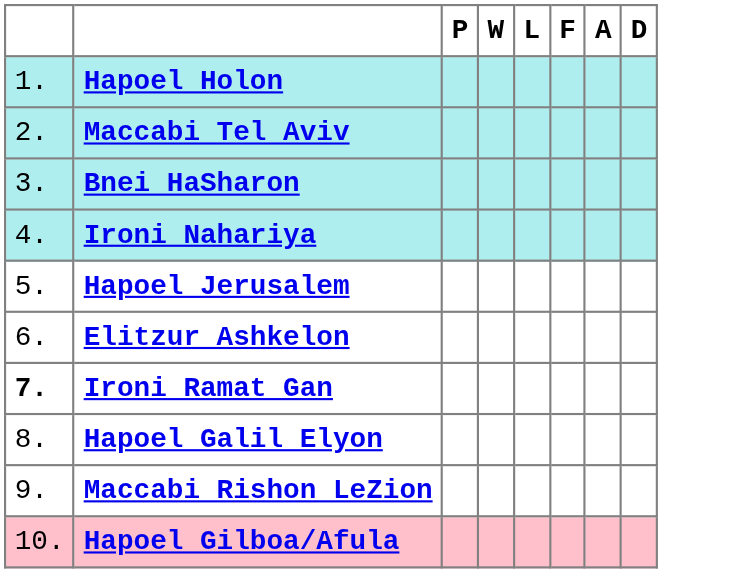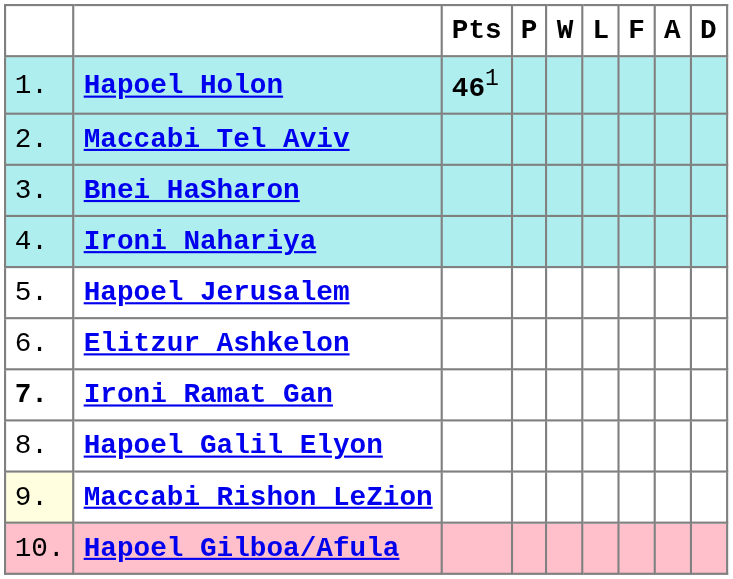+ column: (477, 31)
(31, 491) no background -> (31, 498) lightyellow background
